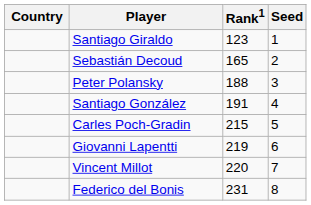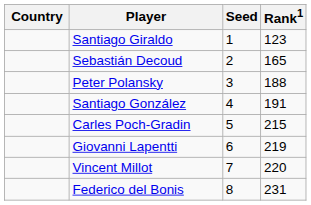columns swapped: (245, 16) <-> (287, 16)
